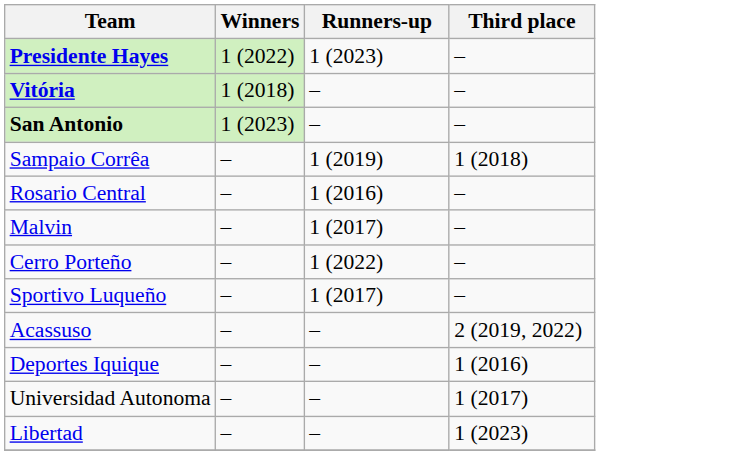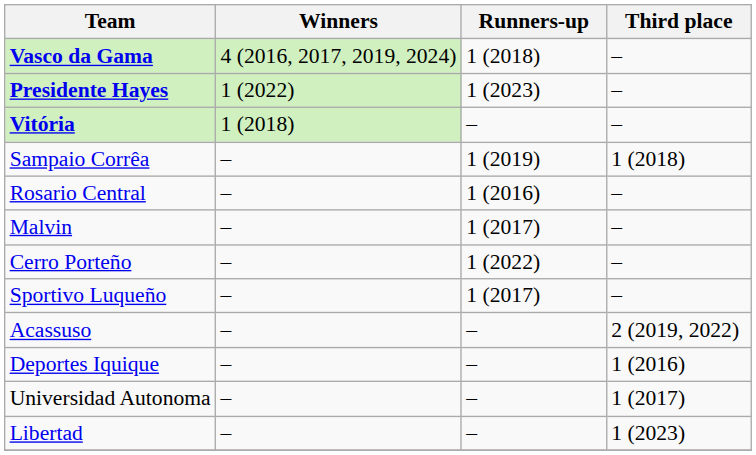+ row: (81, 55)
- row: (66, 124)
